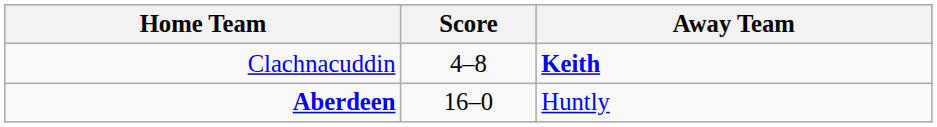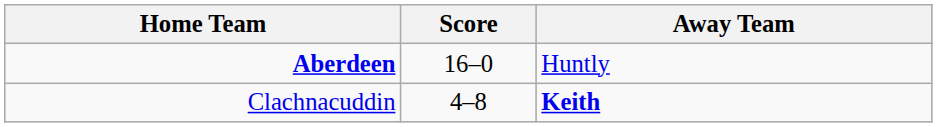rows swapped: (322, 63) <-> (344, 102)
